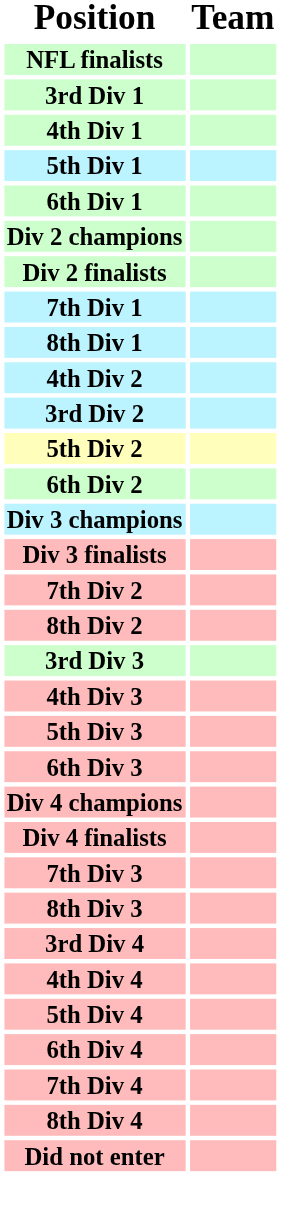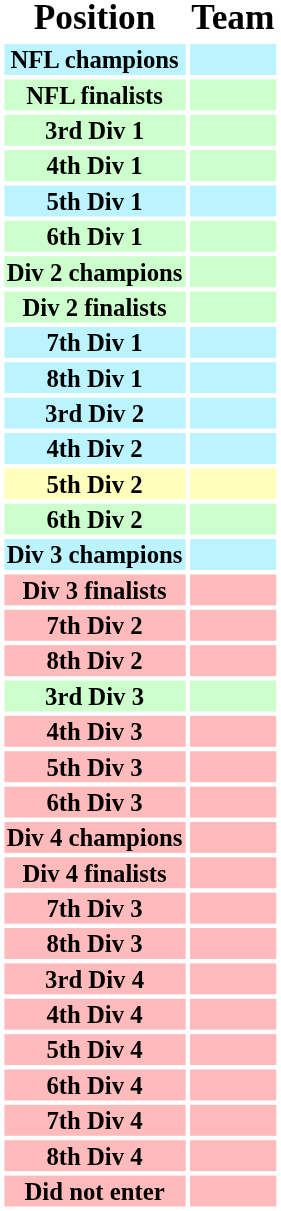+ row: (95, 60)
rows swapped: (95, 413) <-> (95, 378)
